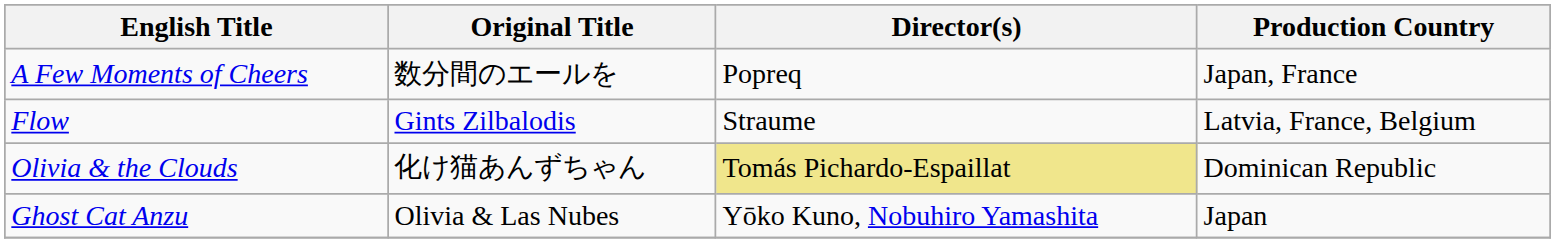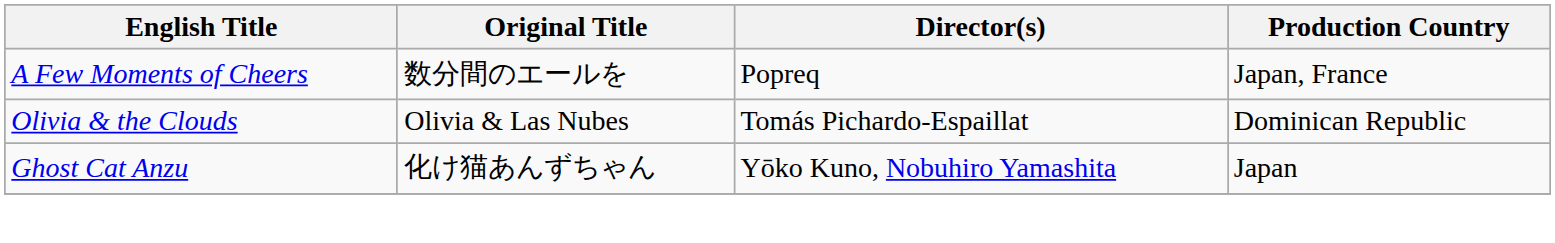- row: (40, 120)
(520, 166) 化け猫あんずちゃん -> (517, 120) Olivia & Las Nubes
(867, 167) khaki background -> (884, 120) no background
(507, 214) Olivia & Las Nubes -> (530, 166) 化け猫あんずちゃん
